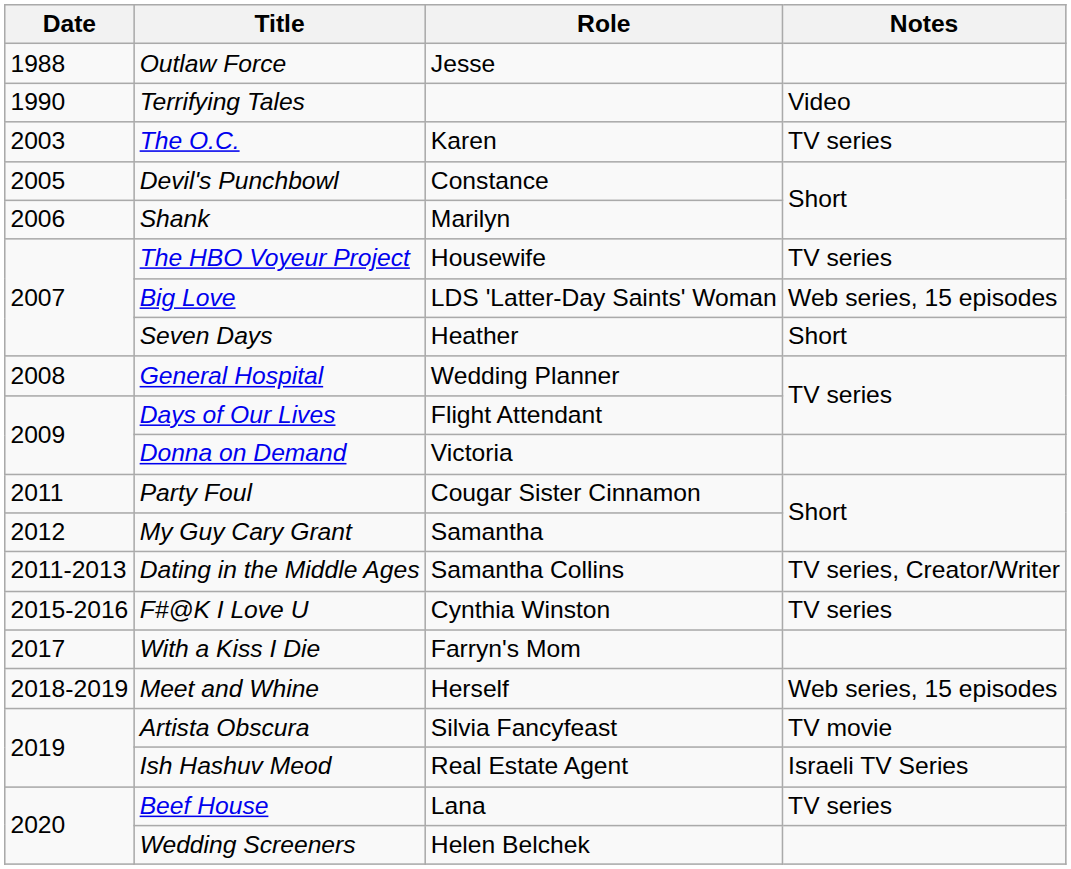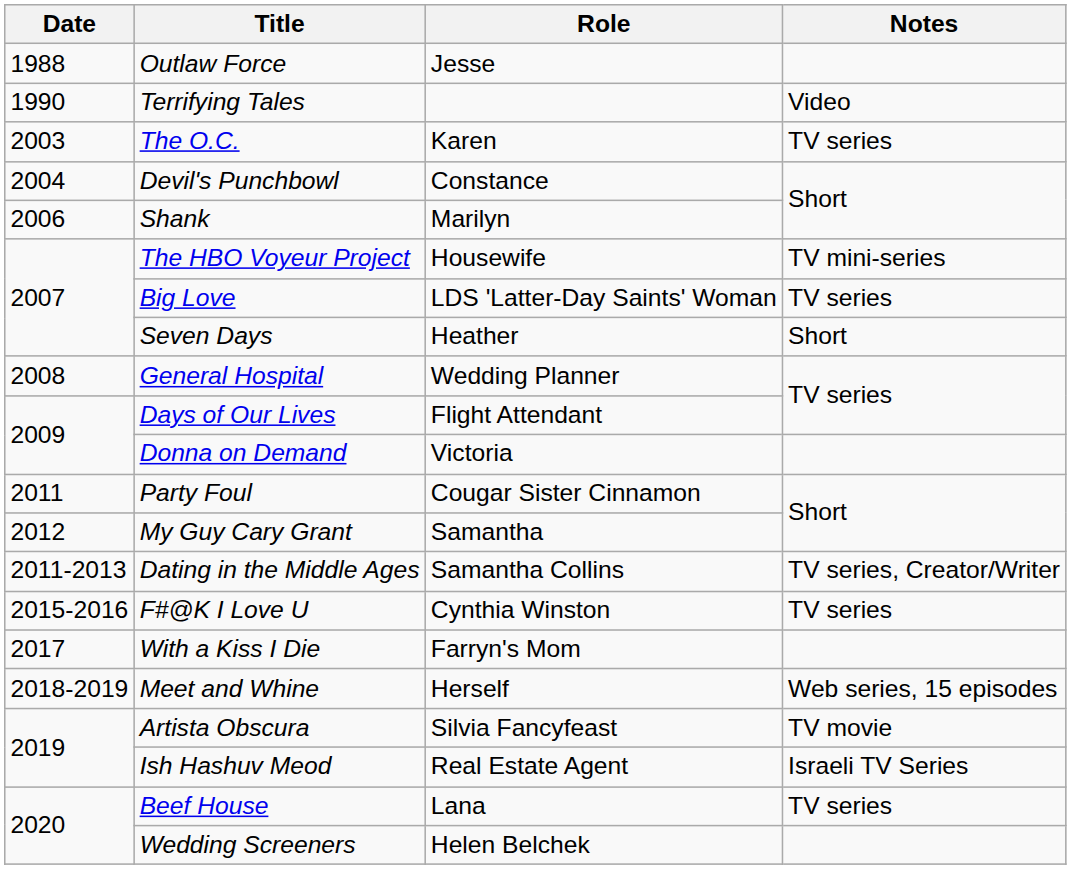(38, 180) 2005 -> (38, 180) 2004
(840, 258) TV series -> (867, 258) TV mini-series
(923, 297) Web series, 15 episodes -> (840, 297) TV series
